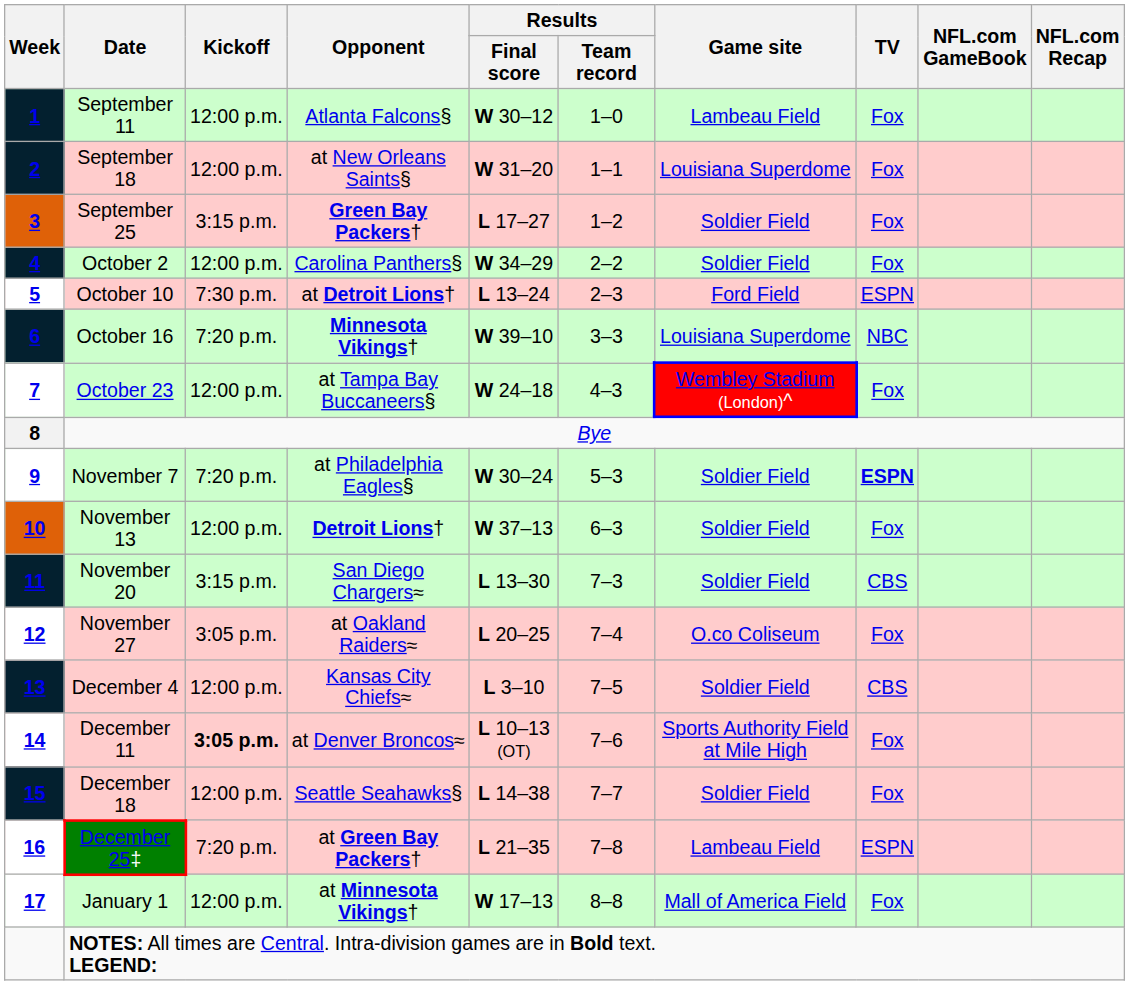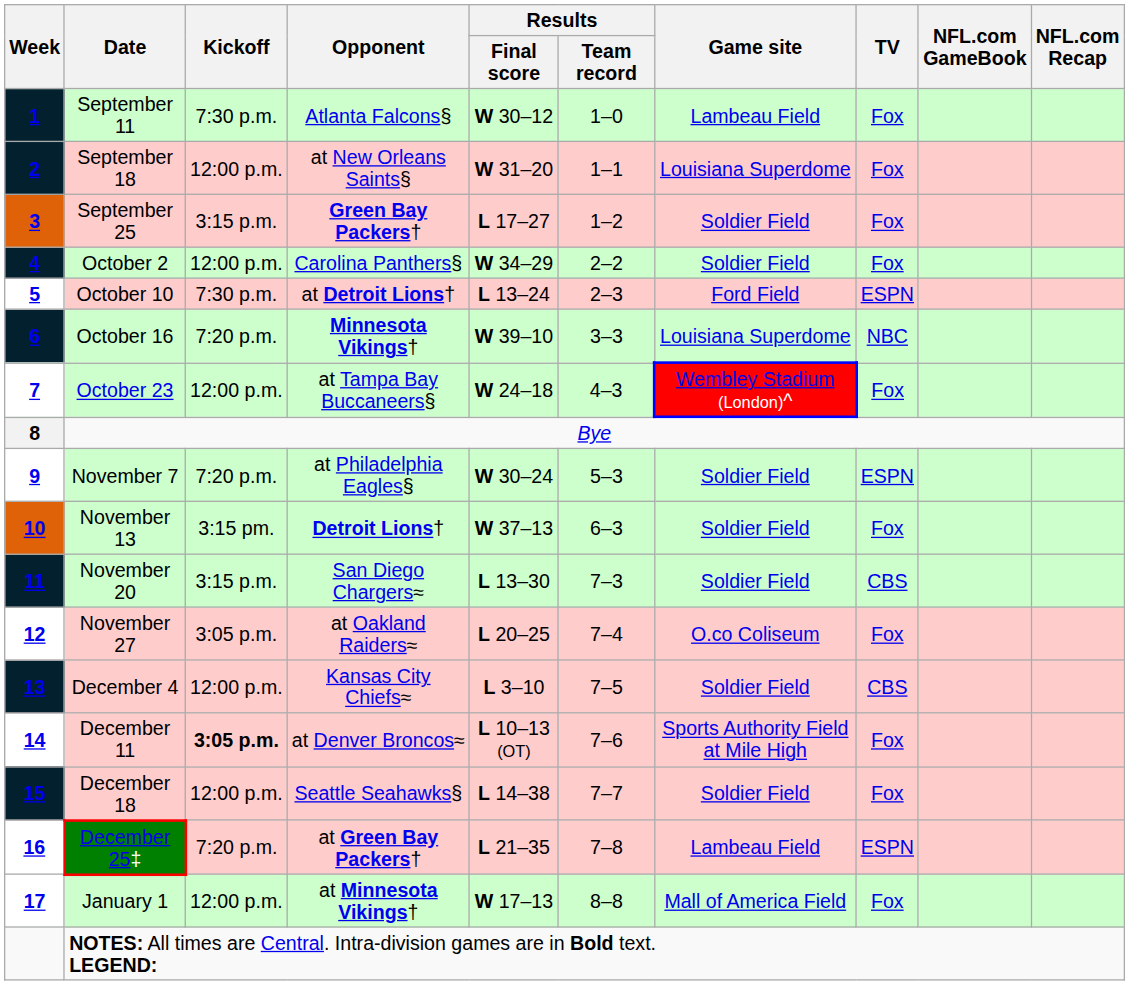(236, 115) 12:00 p.m. -> (236, 115) 7:30 p.m.
(887, 475) bold -> (887, 475) normal
(236, 528) 12:00 p.m. -> (236, 528) 3:15 pm.
